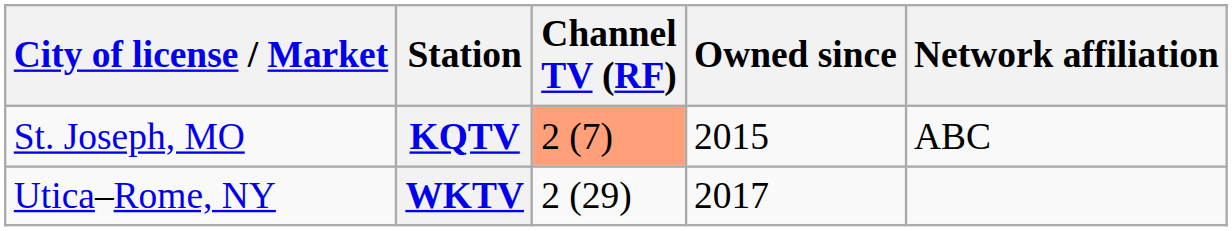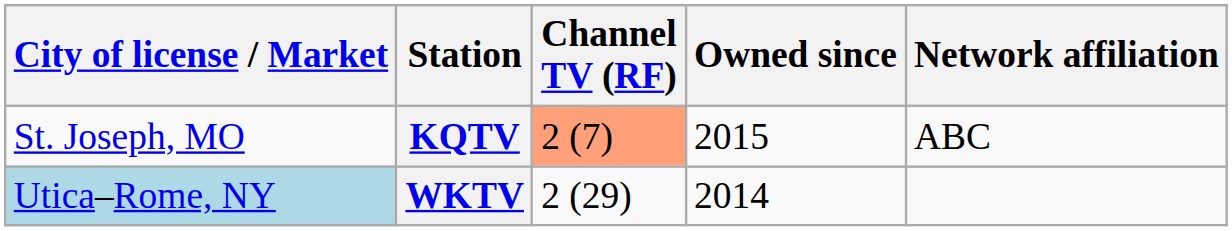(145, 195) no background -> (145, 195) lightblue background
(731, 195) 2017 -> (731, 195) 2014
